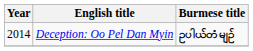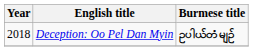(19, 34) 2014 -> (19, 34) 2018
